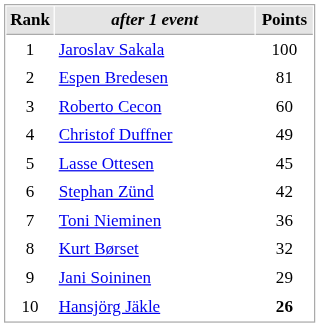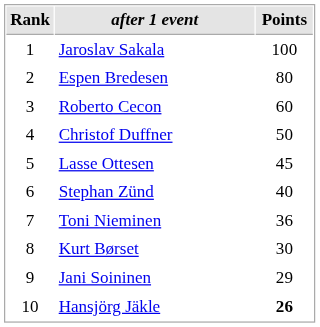(284, 78) 81 -> (284, 78) 80
(284, 135) 49 -> (284, 135) 50
(284, 192) 42 -> (284, 192) 40
(284, 249) 32 -> (284, 249) 30
